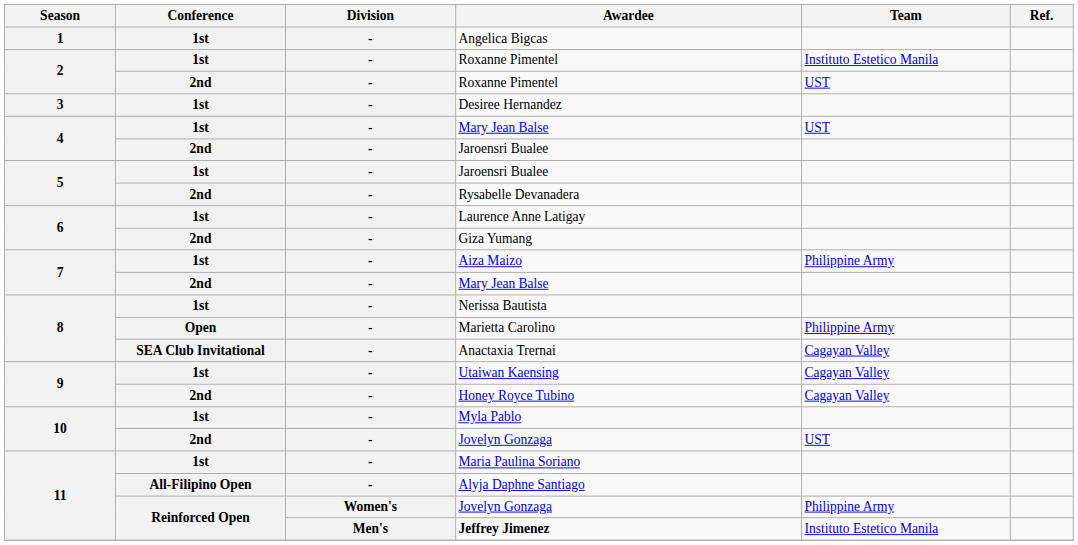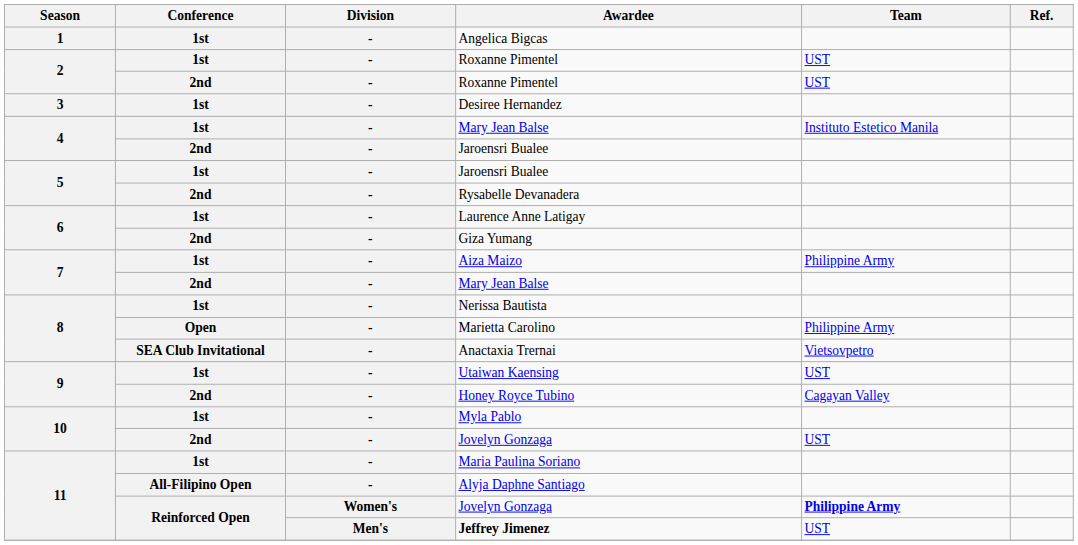(871, 60) Instituto Estetico Manila -> (817, 60) UST
(817, 127) UST -> (871, 127) Instituto Estetico Manila
(847, 350) Cagayan Valley -> (839, 350) Vietsovpetro
(847, 373) Cagayan Valley -> (817, 373) UST
(849, 507) normal -> (852, 507) bold
(871, 529) Instituto Estetico Manila -> (817, 529) UST
